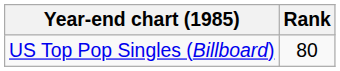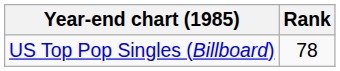(307, 50) 80 -> (307, 50) 78
